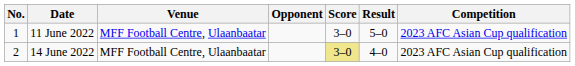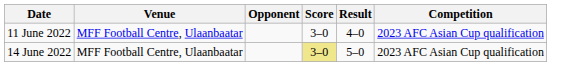- column: (16, 14)
(379, 33) 5–0 -> (355, 33) 4–0
(379, 52) 4–0 -> (355, 52) 5–0
